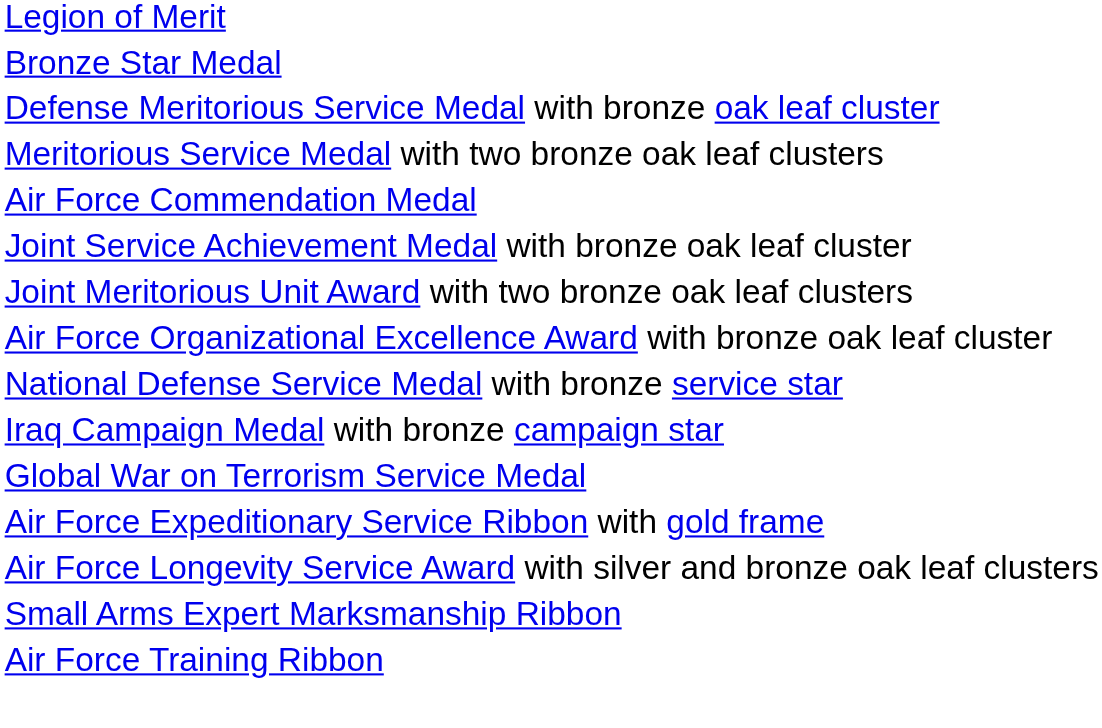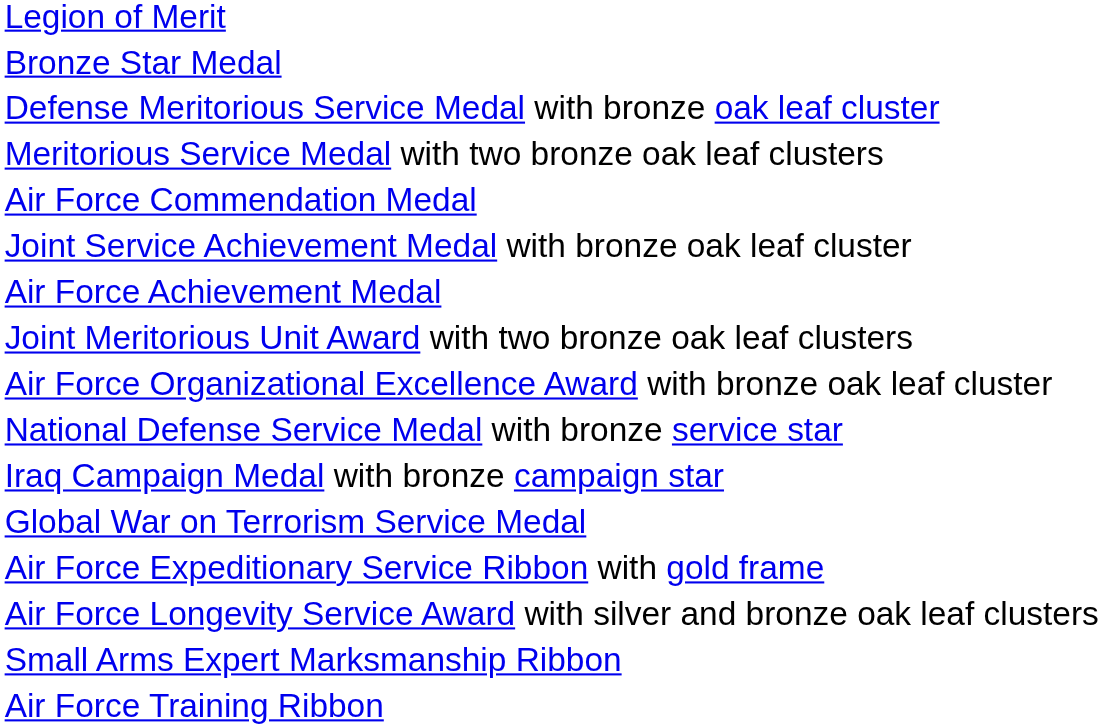+ row: (223, 292)
